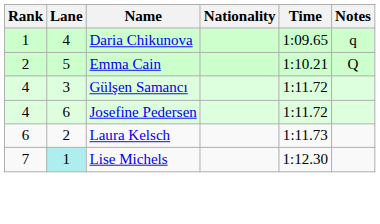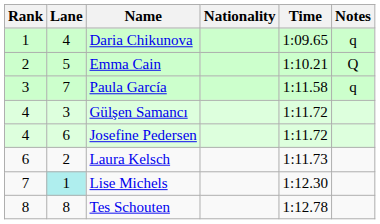+ row: (128, 87)
+ row: (130, 207)
